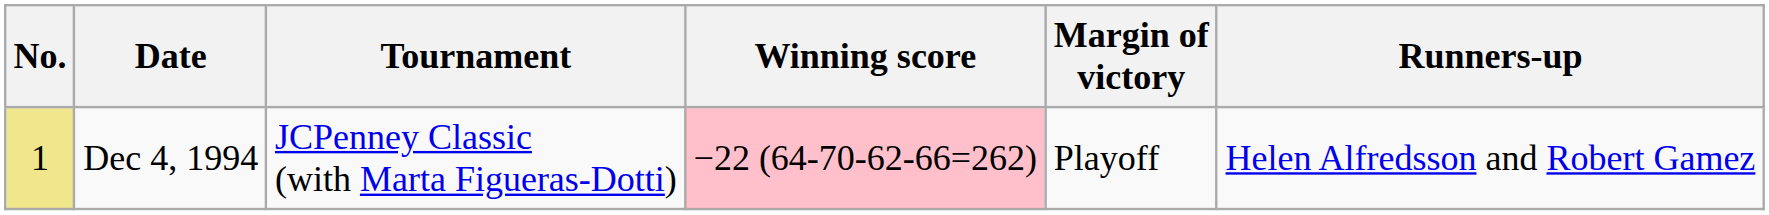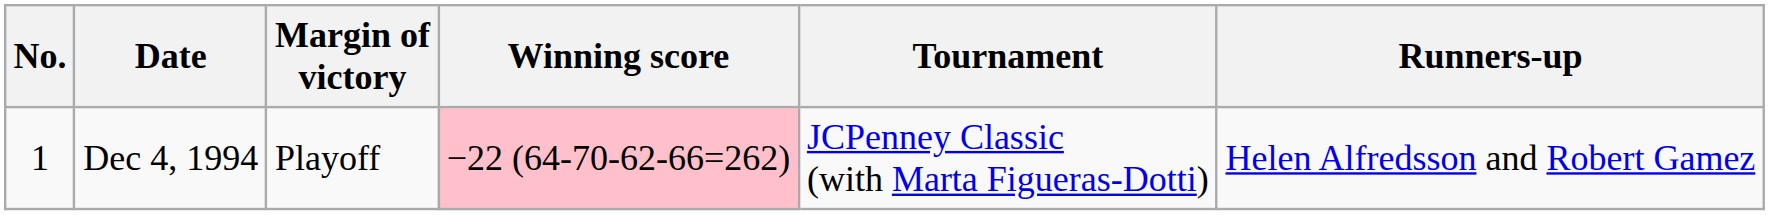columns swapped: (476, 55) <-> (1131, 55)
(40, 157) khaki background -> (40, 157) no background
